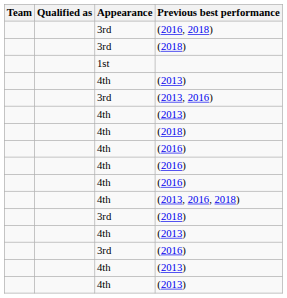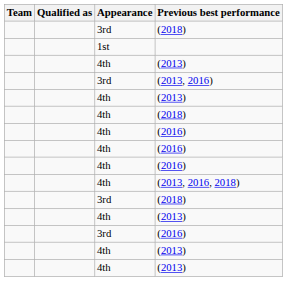- row: (104, 30)
